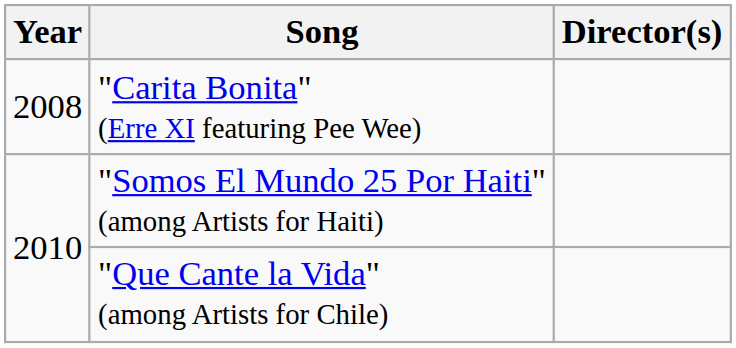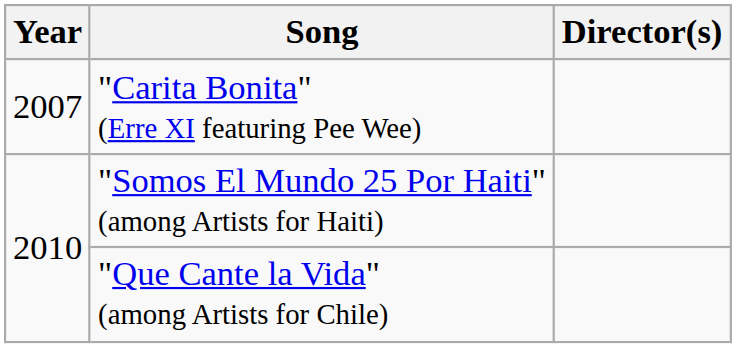(48, 106) 2008 -> (48, 106) 2007
